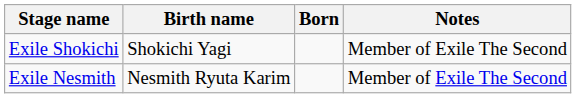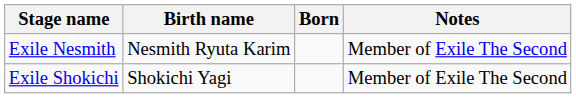rows swapped: (62, 78) <-> (64, 48)
